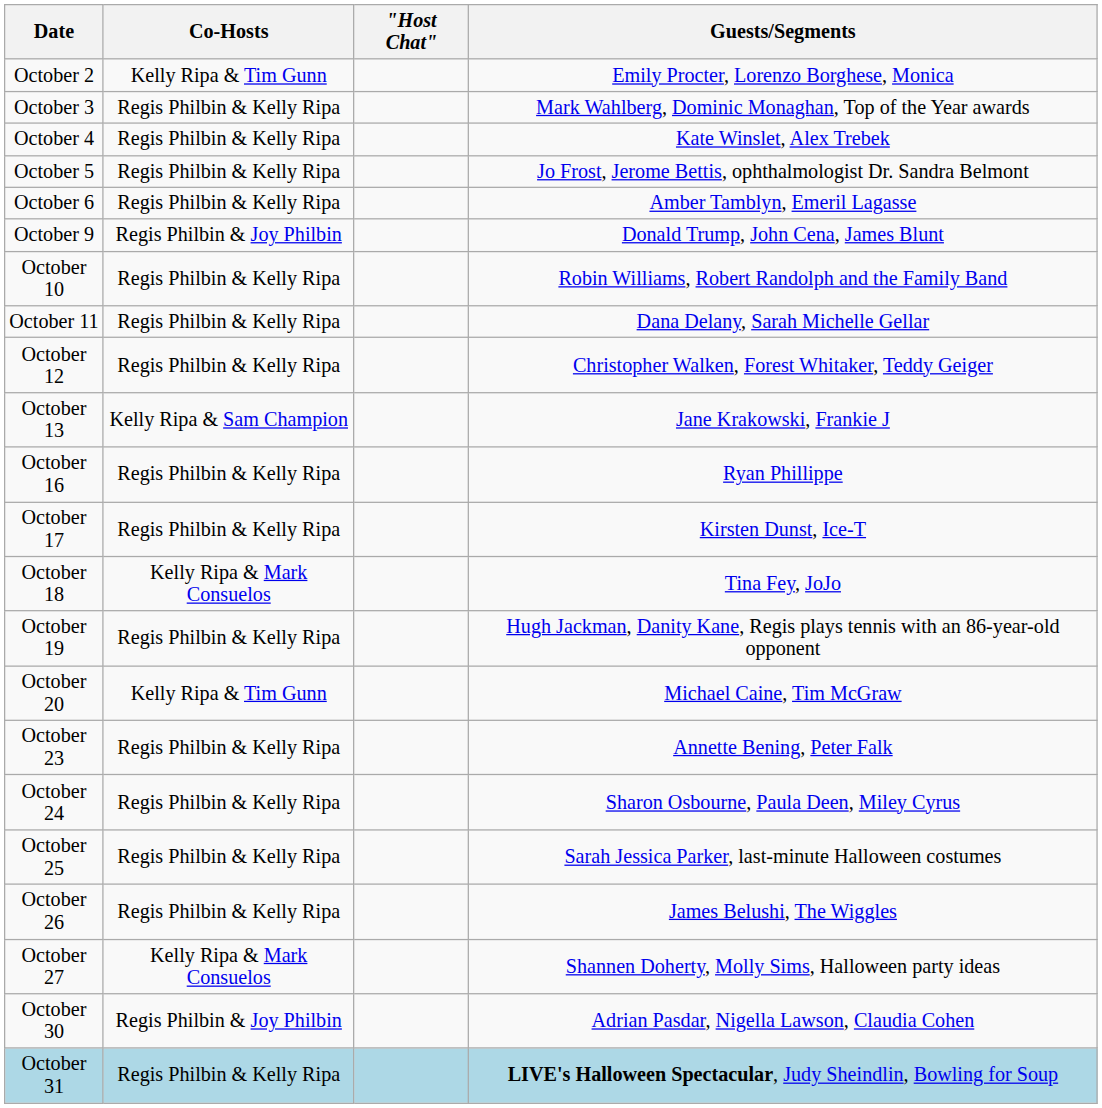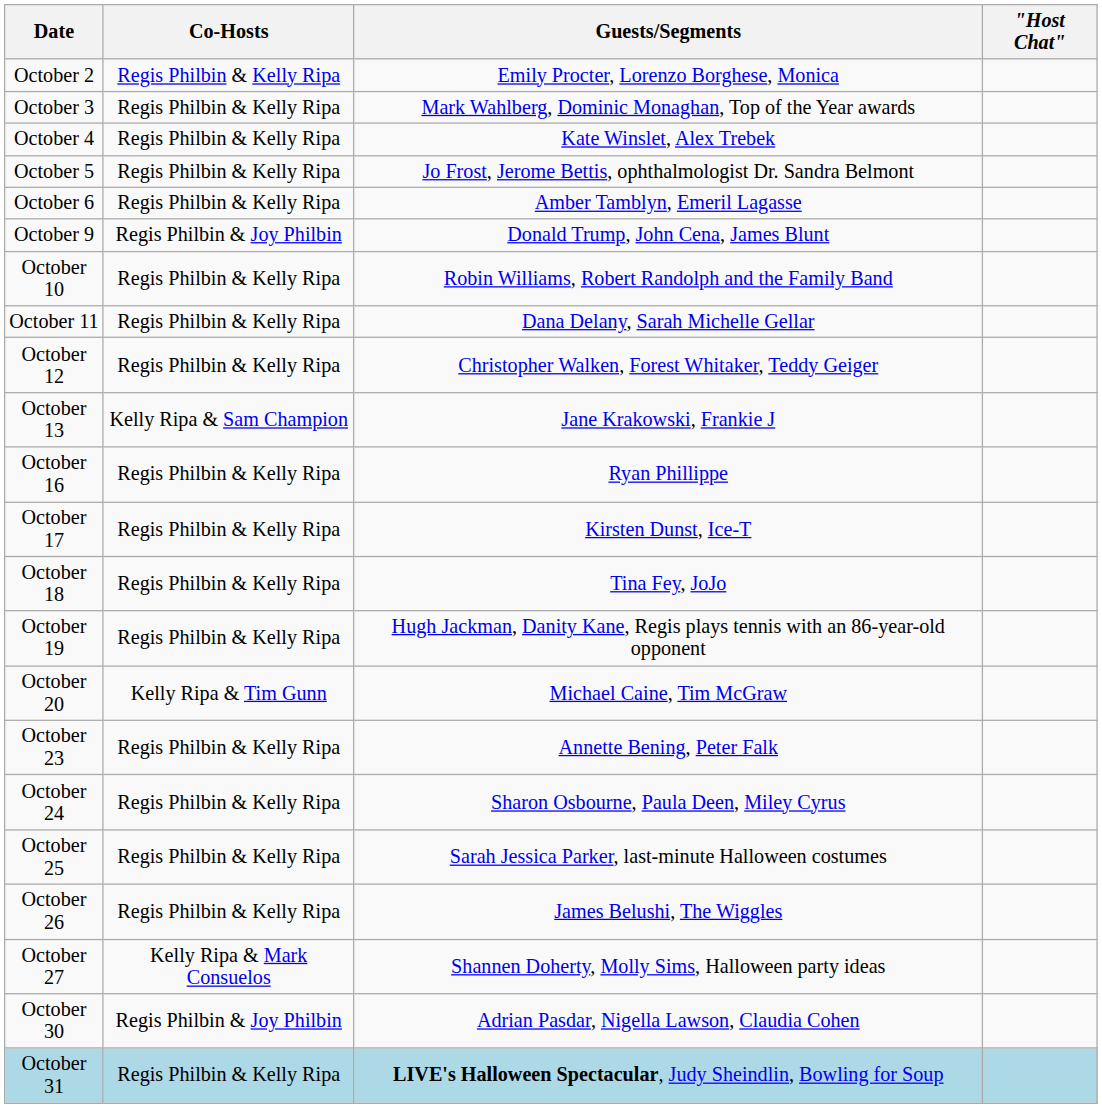columns swapped: (411, 31) <-> (783, 31)
(229, 75) Kelly Ripa & Tim Gunn -> (229, 75) Regis Philbin & Kelly Ripa
(229, 583) Kelly Ripa & Mark Consuelos -> (229, 583) Regis Philbin & Kelly Ripa
